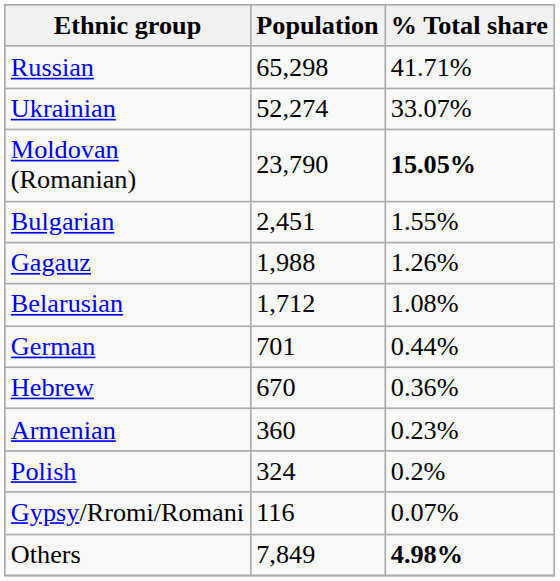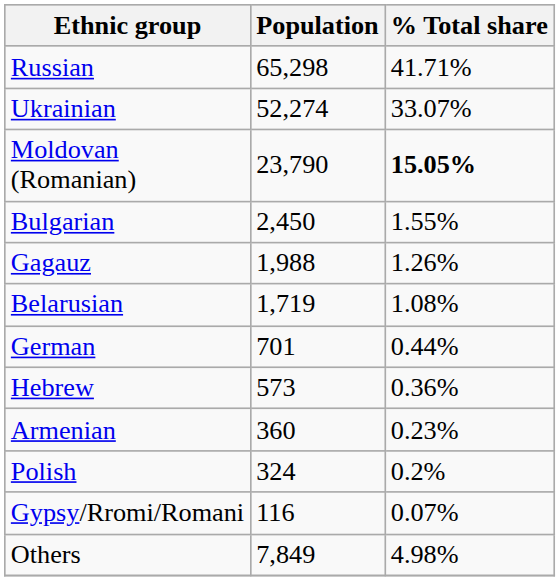(286, 221) 2,451 -> (286, 221) 2,450
(286, 304) 1,712 -> (286, 304) 1,719
(276, 387) 670 -> (276, 387) 573
(427, 554) bold -> (425, 554) normal
